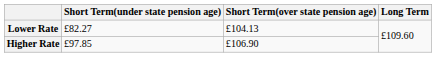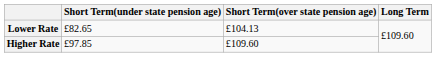(78, 28) £82.27 -> (78, 28) £82.65
(242, 44) £106.90 -> (242, 44) £109.60
